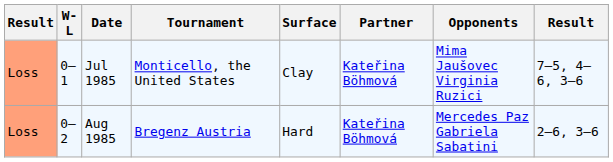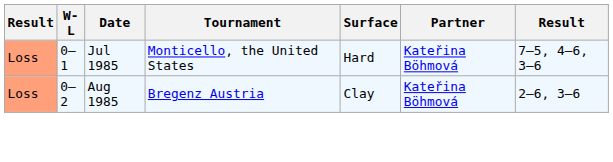- column: (483, 22)
(298, 73) Clay -> (359, 58) Hard
(298, 131) Hard -> (359, 94) Clay
